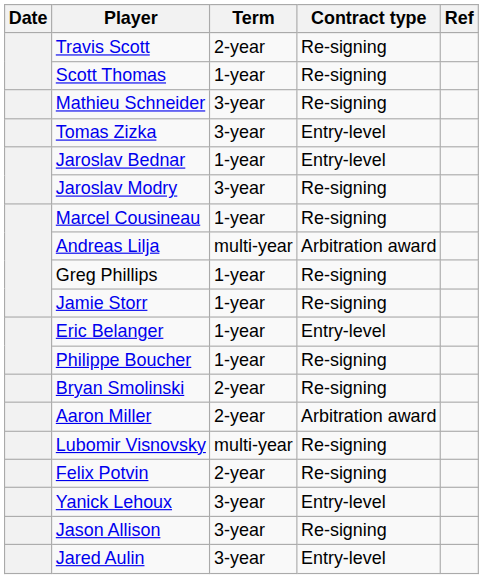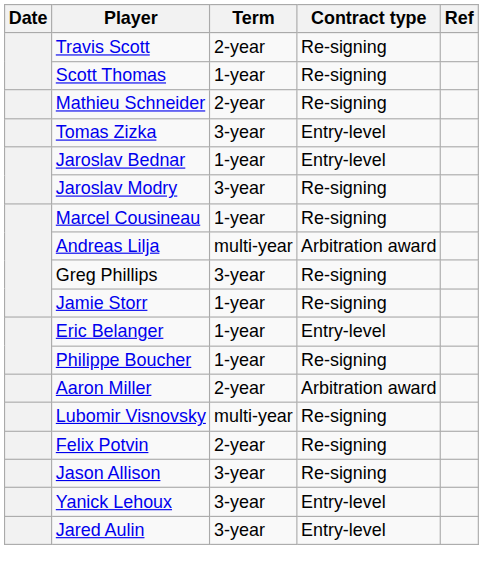(240, 103) 3-year -> (240, 103) 2-year
(240, 274) 1-year -> (240, 274) 3-year
- row: (120, 388)
rows swapped: (108, 530) <-> (114, 501)
